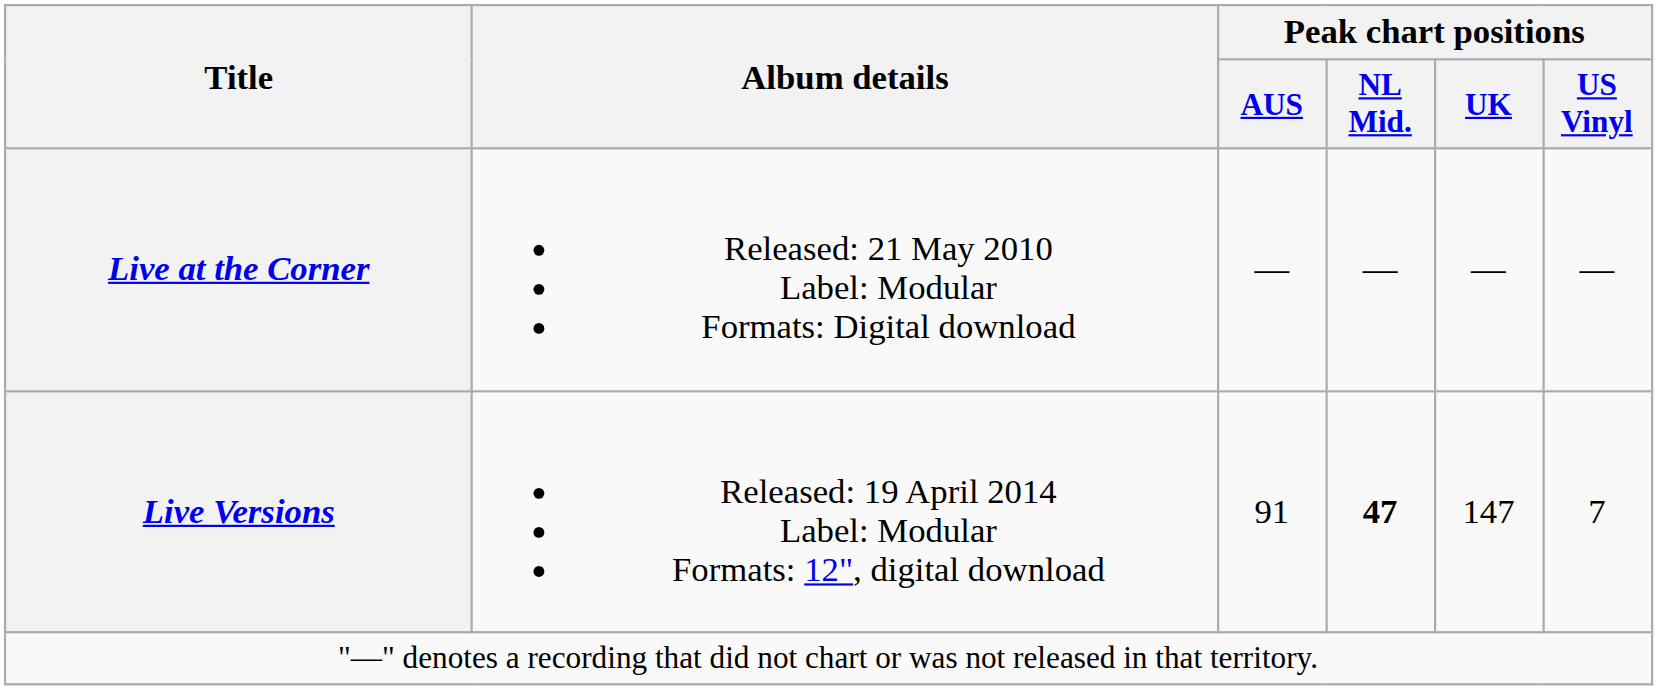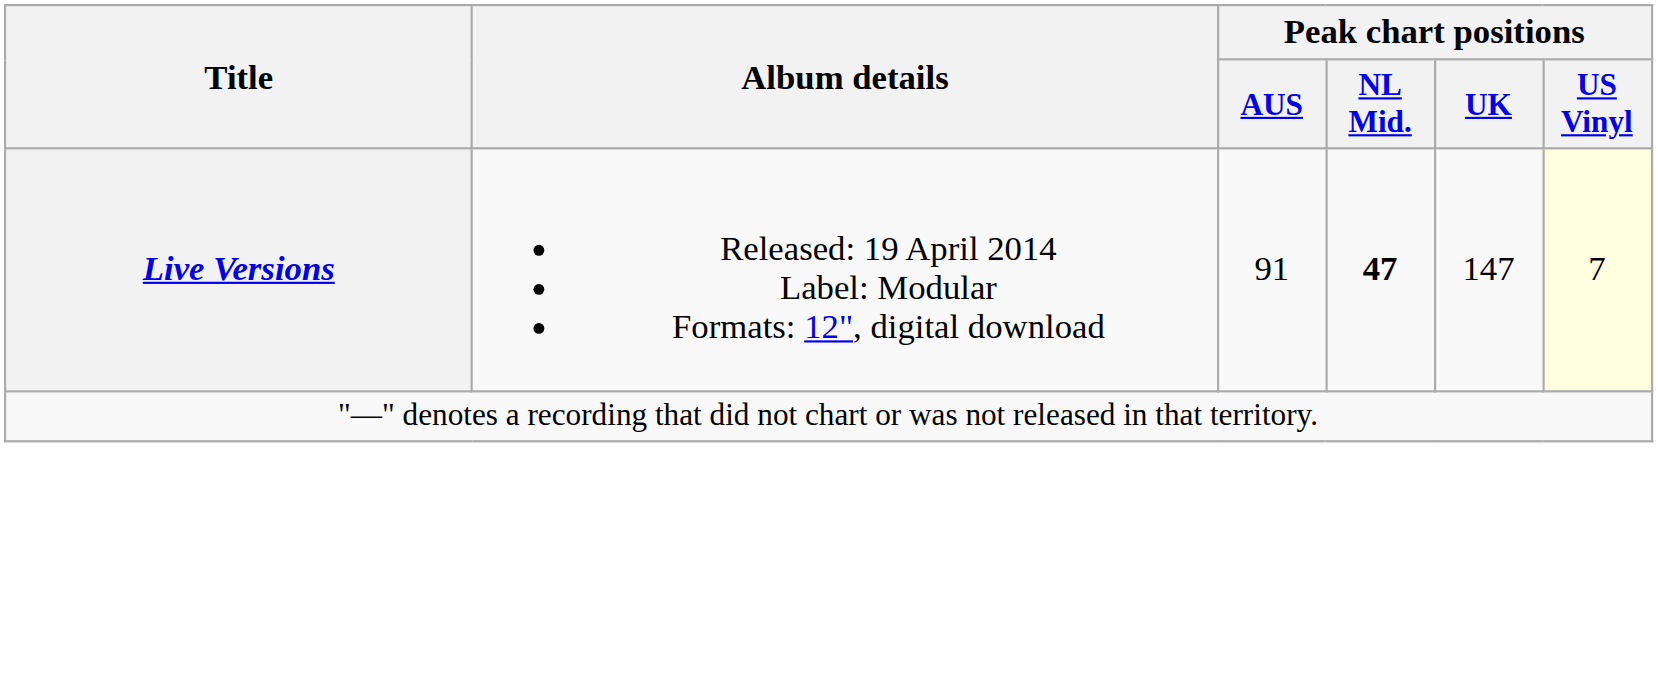- row: (239, 268)
(1597, 510) no background -> (1597, 268) lightyellow background
